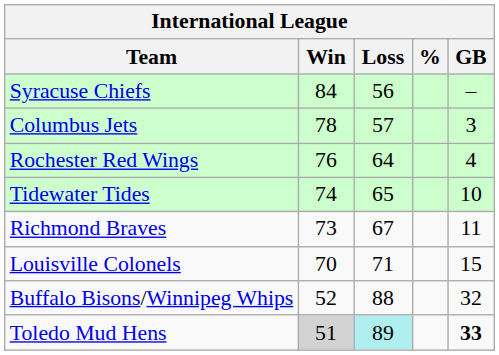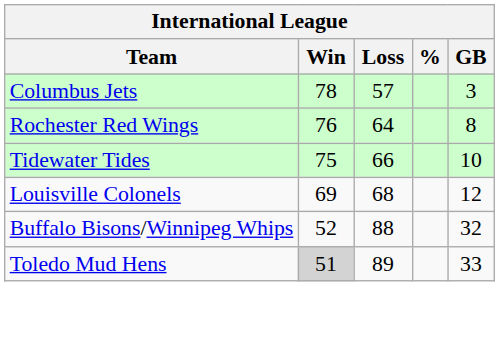- row: (80, 90)
(471, 159) 4 -> (471, 125) 8
(326, 194) 74 -> (326, 159) 75
(383, 194) 65 -> (383, 159) 66
- row: (88, 228)
(326, 263) 70 -> (326, 194) 69
(383, 263) 71 -> (383, 194) 68
(471, 263) 15 -> (471, 194) 12
(383, 332) paleturquoise background -> (383, 263) no background
(471, 332) bold -> (471, 263) normal
